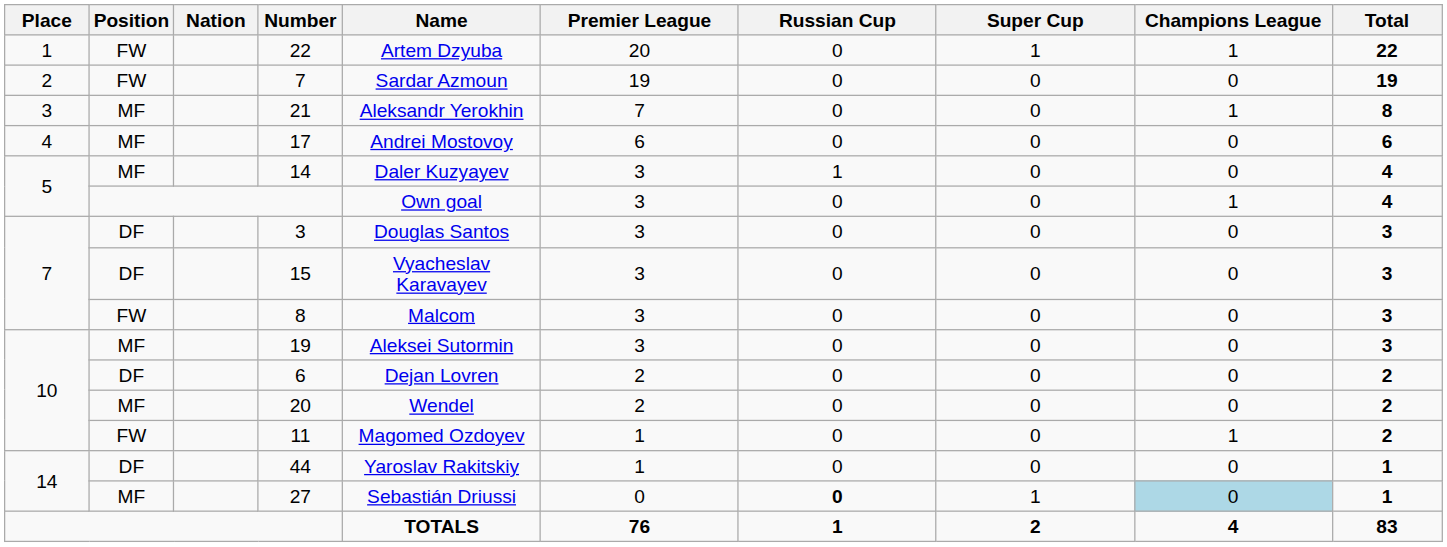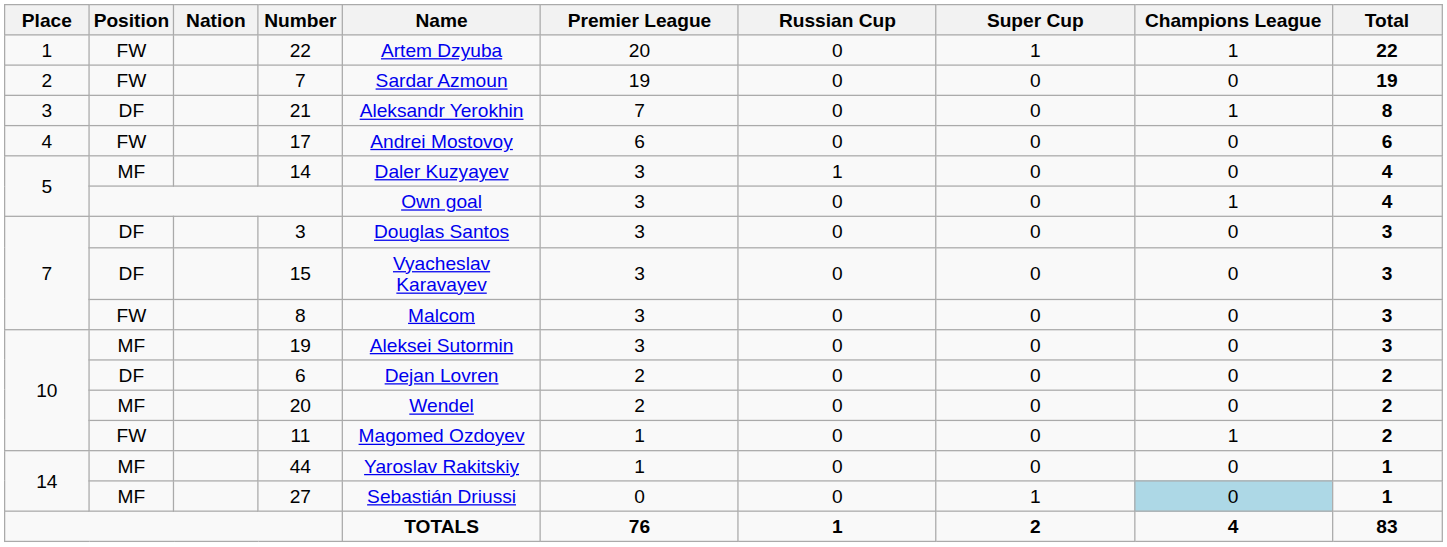(131, 111) MF -> (131, 111) DF
(131, 141) MF -> (131, 141) FW
(131, 466) DF -> (131, 466) MF
(837, 496) bold -> (837, 496) normal
